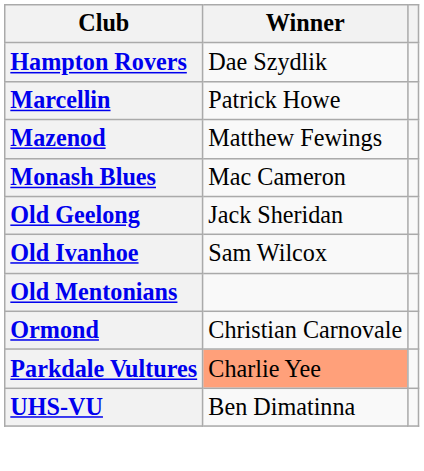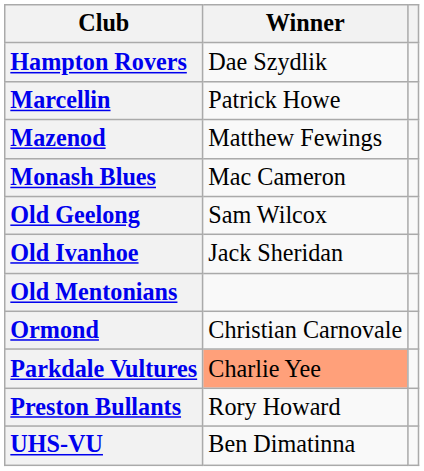(276, 215) Jack Sheridan -> (268, 215) Sam Wilcox
(268, 253) Sam Wilcox -> (276, 253) Jack Sheridan
+ row: (96, 406)
